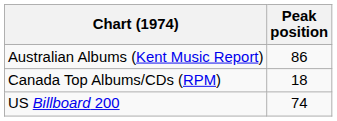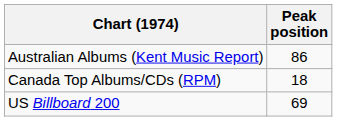(299, 103) 74 -> (299, 103) 69
